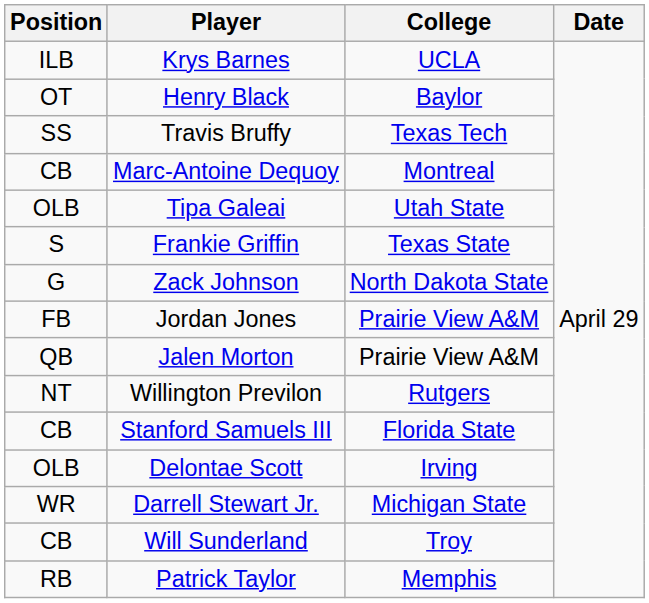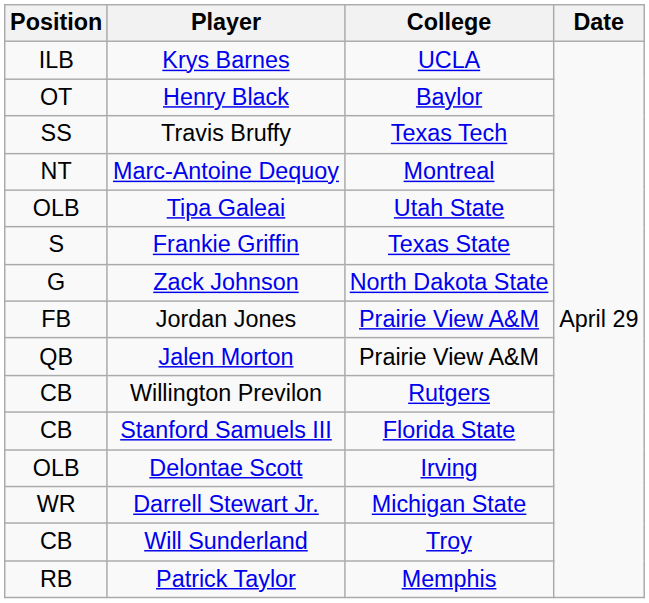(56, 171) CB -> (56, 171) NT
(56, 393) NT -> (56, 393) CB
